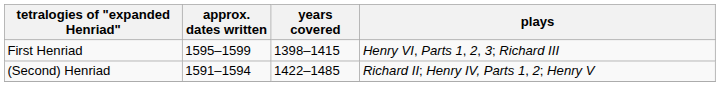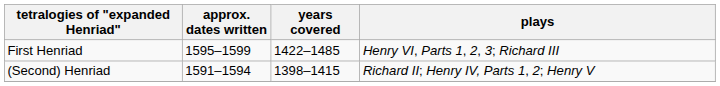(307, 50) 1398–1415 -> (307, 50) 1422–1485
(307, 71) 1422–1485 -> (307, 71) 1398–1415
